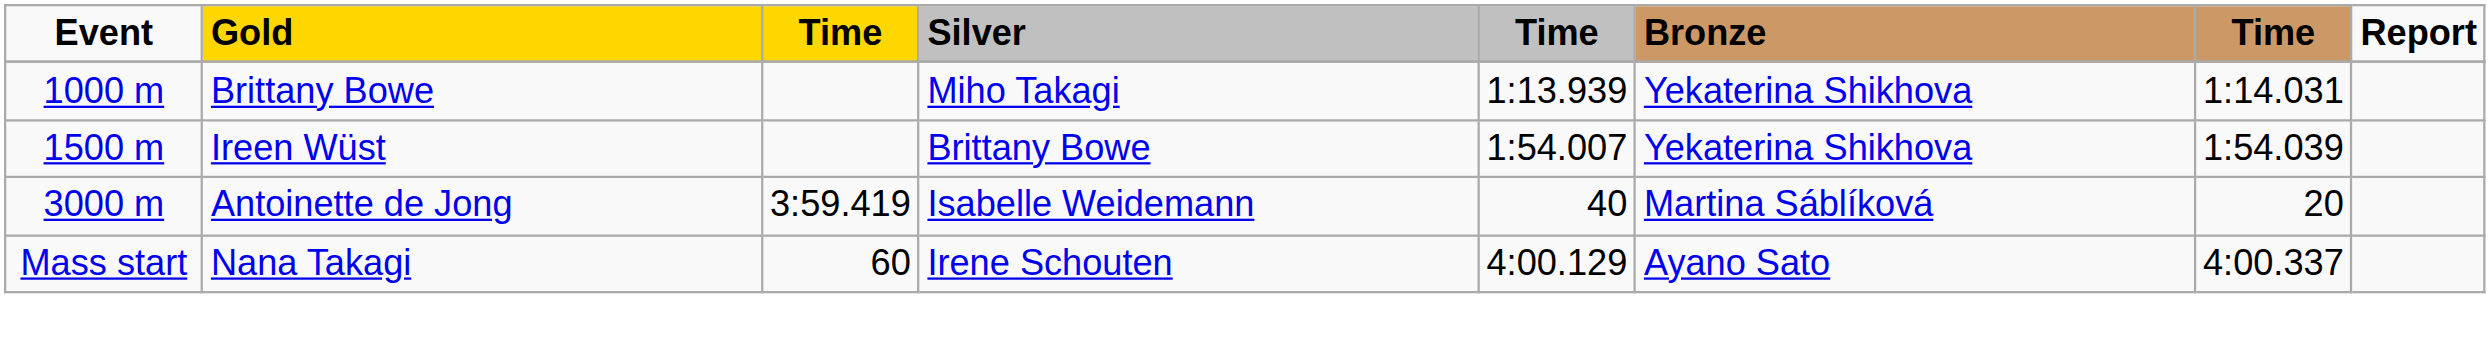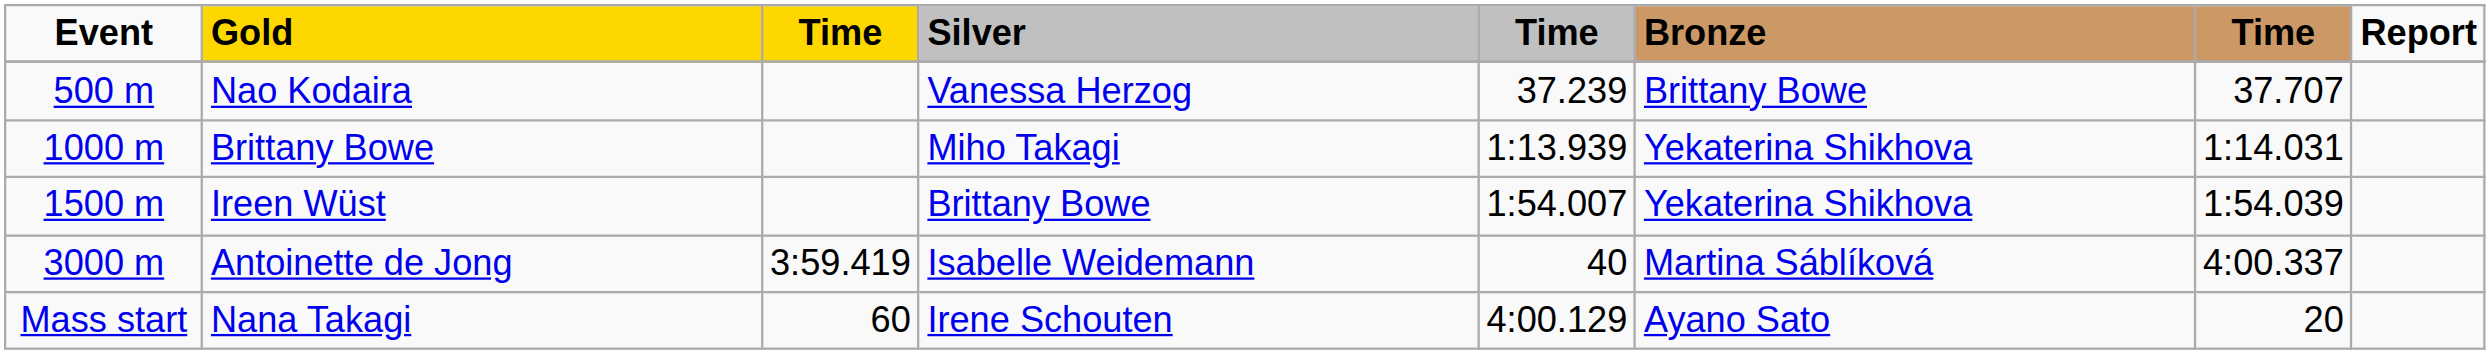+ row: (311, 90)
(2324, 205) 20 -> (2273, 262) 4:00.337
(2273, 262) 4:00.337 -> (2324, 319) 20
